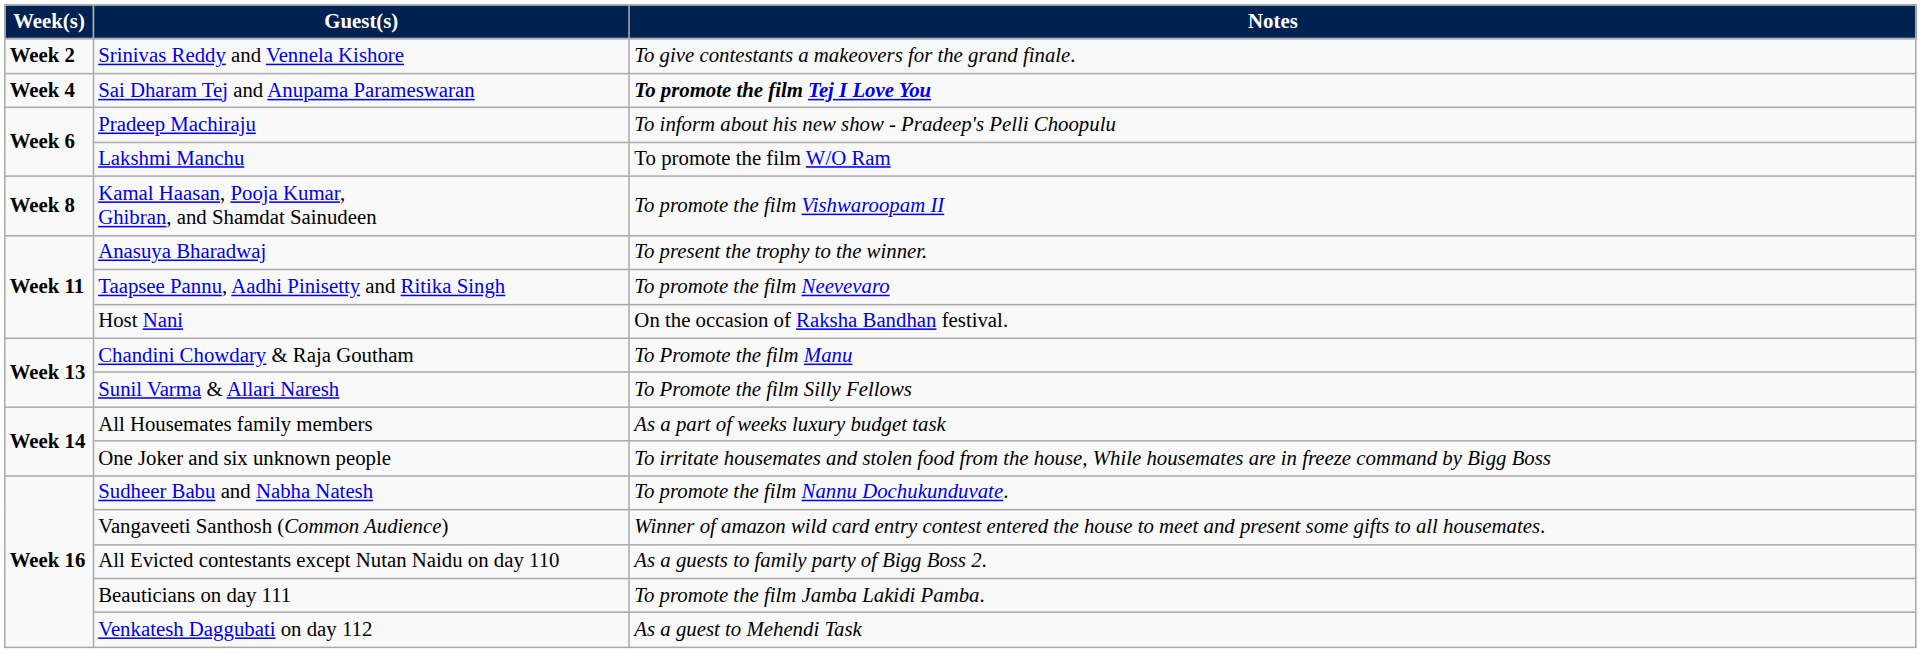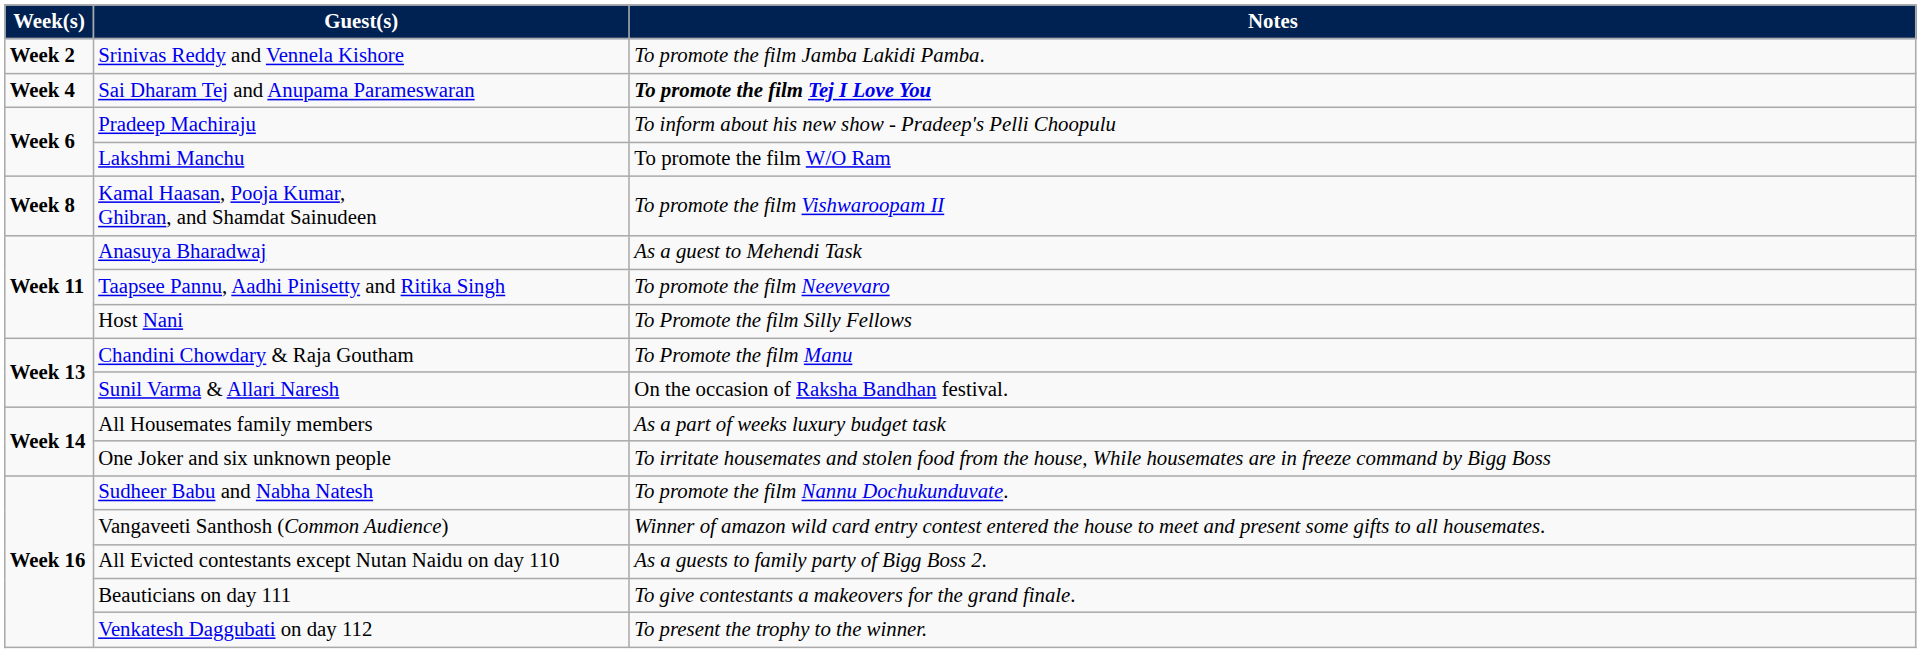(855, 55) To give contestants a makeovers for the grand finale. -> (810, 55) To promote the film Jamba Lakidi Pamba.
(781, 251) To present the trophy to the winner. -> (748, 251) As a guest to Mehendi Task
(821, 320) On the occasion of Raksha Bandhan festival. -> (773, 320) To Promote the film Silly Fellows
(773, 389) To Promote the film Silly Fellows -> (821, 389) On the occasion of Raksha Bandhan festival.
(810, 595) To promote the film Jamba Lakidi Pamba. -> (855, 595) To give contestants a makeovers for the grand finale.
(748, 629) As a guest to Mehendi Task -> (781, 629) To present the trophy to the winner.
